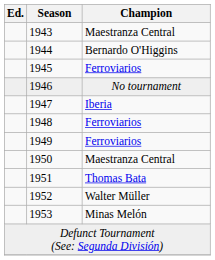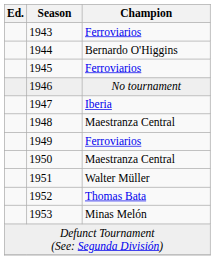(130, 31) Maestranza Central -> (113, 31) Ferroviarios
(113, 123) Ferroviarios -> (130, 123) Maestranza Central
(116, 178) Thomas Bata -> (117, 178) Walter Müller
(117, 196) Walter Müller -> (116, 196) Thomas Bata
